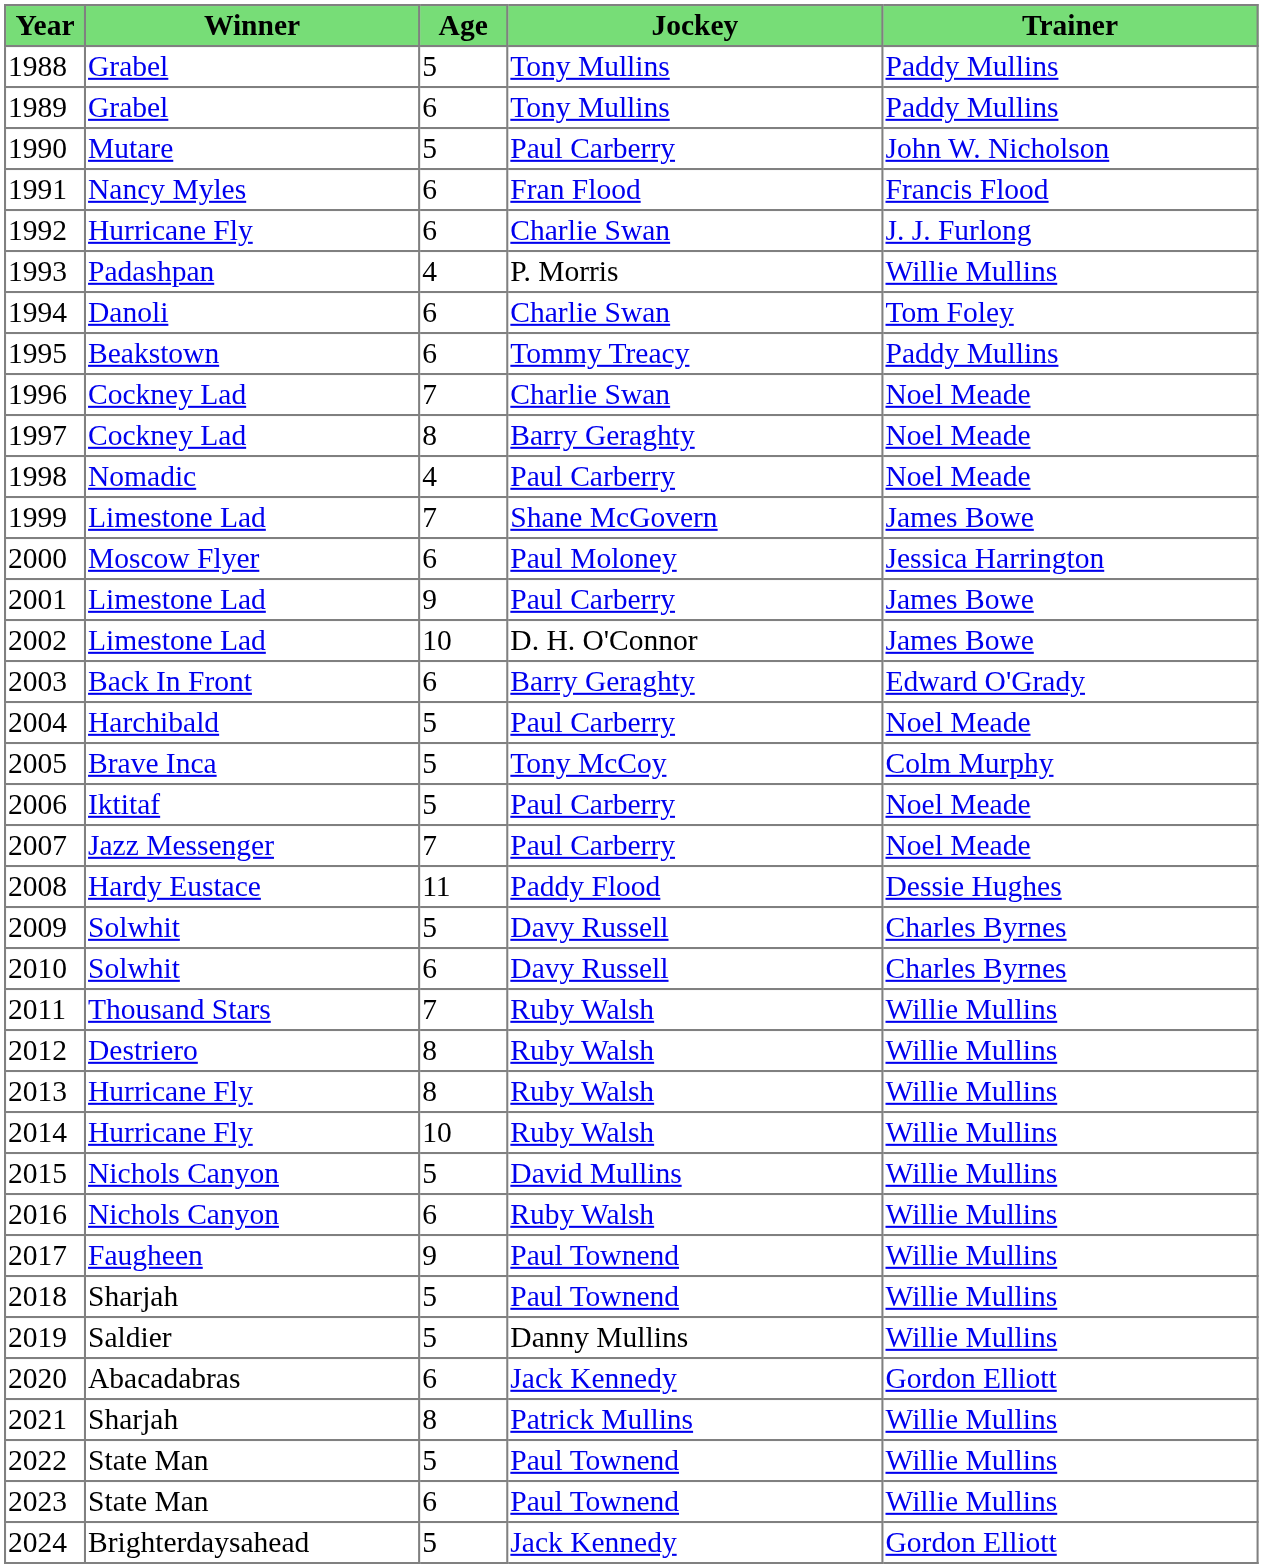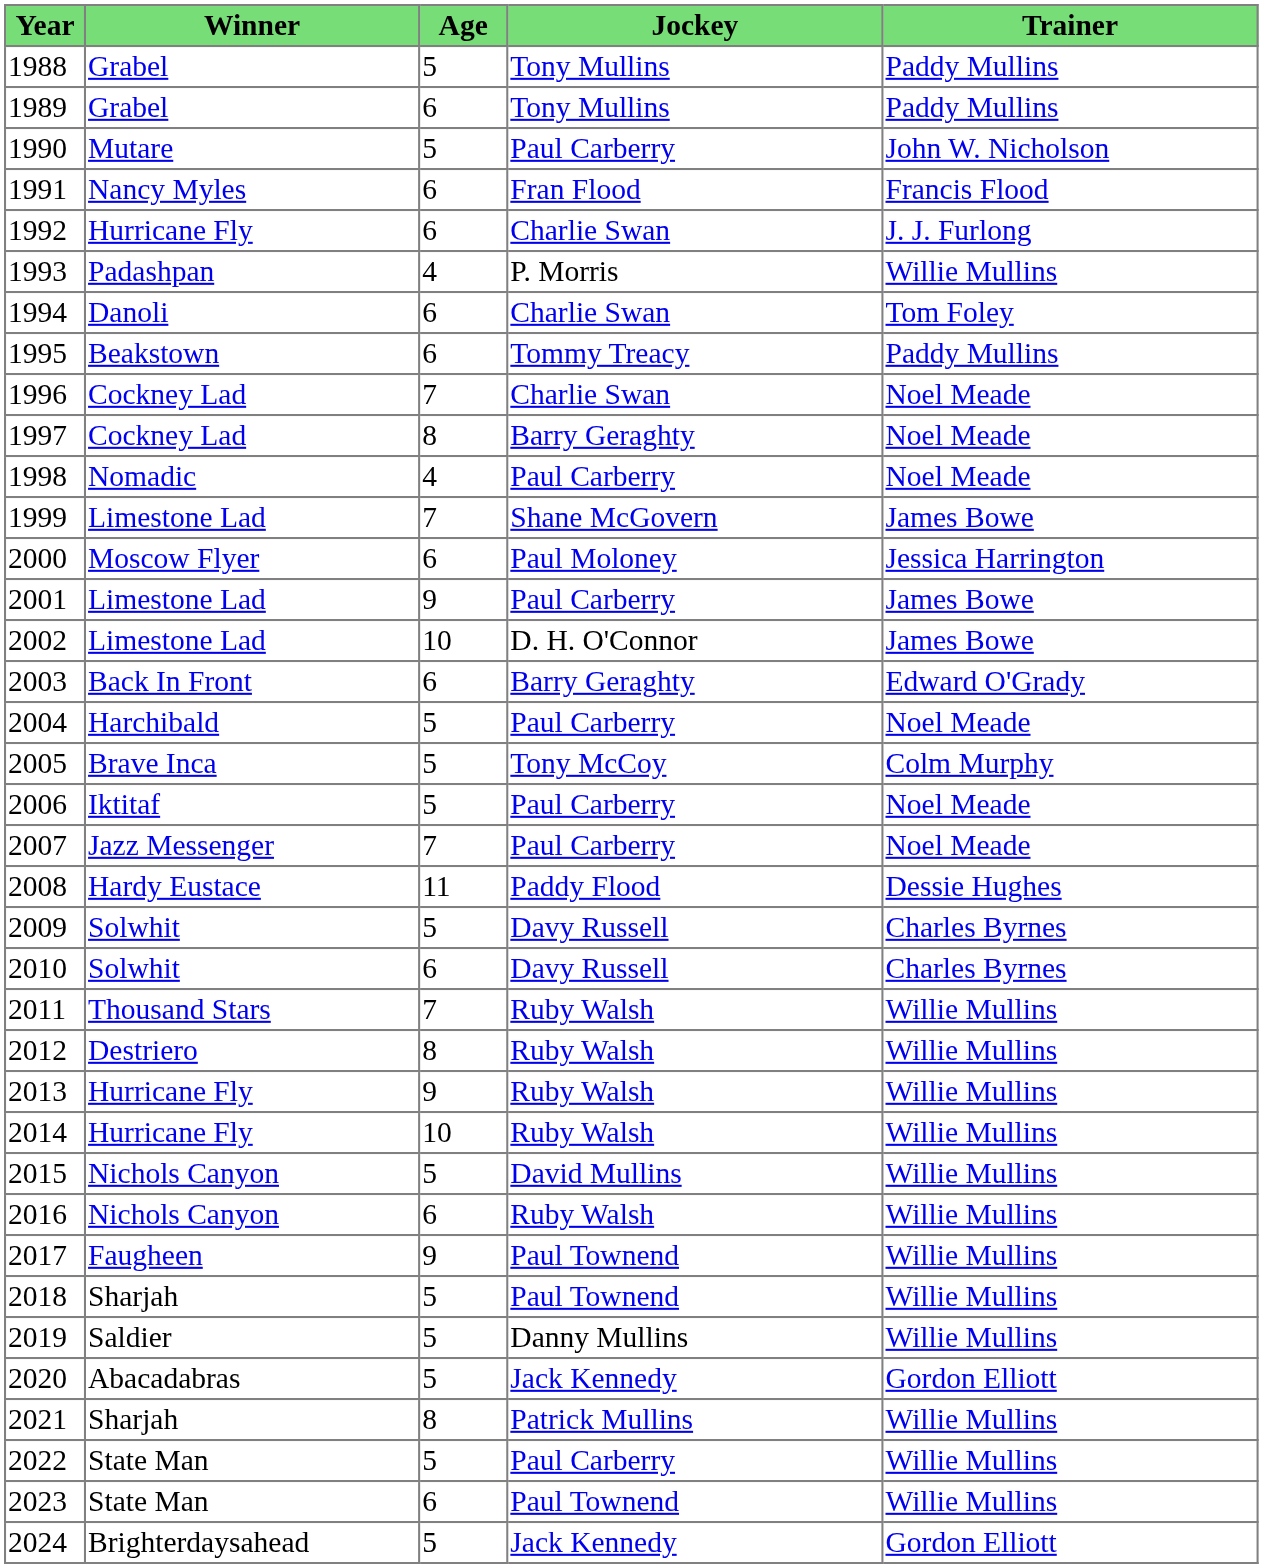(430, 1090) 8 -> (430, 1090) 9
(430, 1378) 6 -> (430, 1378) 5
(595, 1460) Paul Townend -> (593, 1460) Paul Carberry
